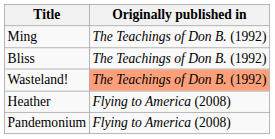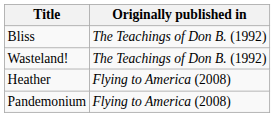- row: (22, 36)
(179, 79) lightsalmon background -> (179, 58) no background
